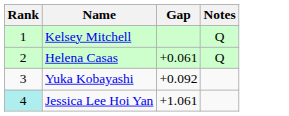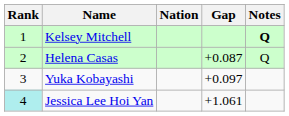+ column: (179, 15)
(220, 36) normal -> (265, 36) bold
(178, 57) +0.061 -> (223, 57) +0.087
(178, 79) +0.092 -> (223, 79) +0.097
